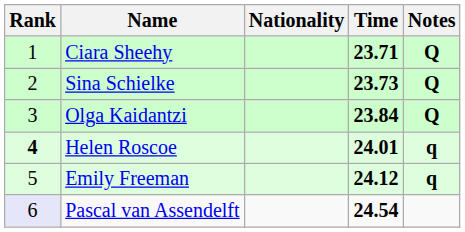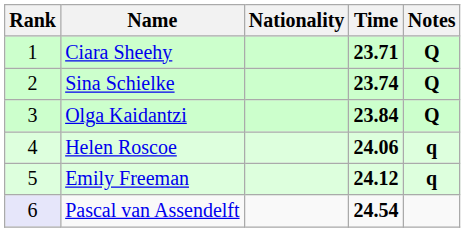(376, 83) 23.73 -> (376, 83) 23.74
(33, 147) bold -> (33, 147) normal
(376, 147) 24.01 -> (376, 147) 24.06
